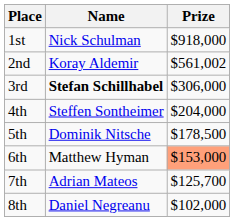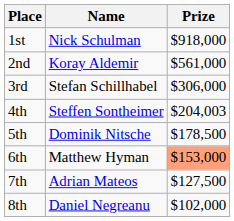(198, 63) $561,002 -> (198, 63) $561,000
(106, 87) bold -> (103, 87) normal
(198, 110) $204,000 -> (198, 110) $204,003
(198, 181) $125,700 -> (198, 181) $127,500
